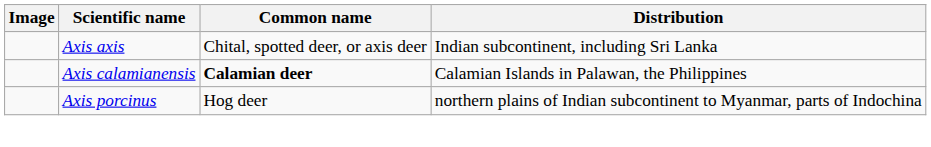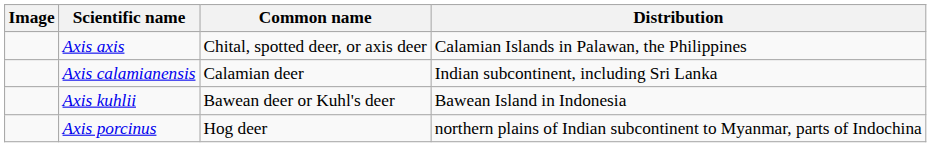(576, 45) Indian subcontinent, including Sri Lanka -> (591, 45) Calamian Islands in Palawan, the Philippines
(258, 73) bold -> (254, 73) normal
(591, 73) Calamian Islands in Palawan, the Philippines -> (576, 73) Indian subcontinent, including Sri Lanka
+ row: (99, 100)
